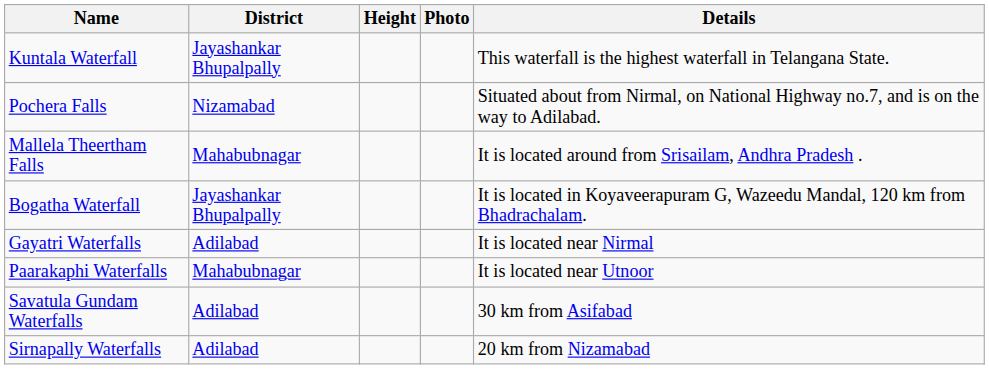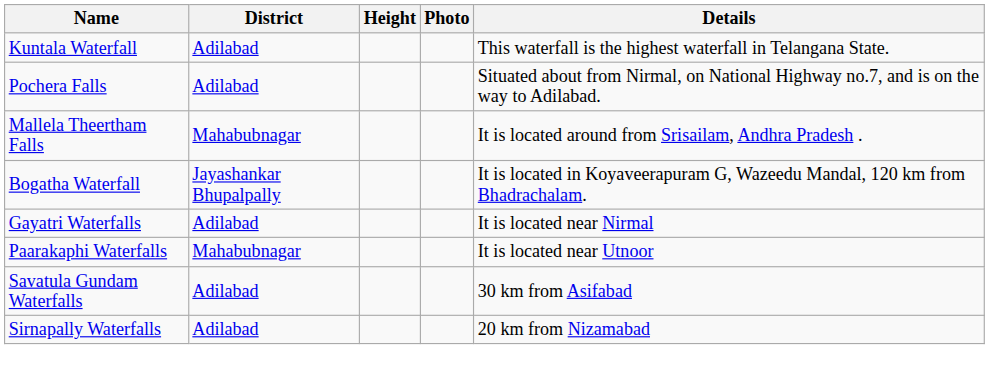(237, 57) Jayashankar Bhupalpally -> (225, 47) Adilabad
(234, 106) Nizamabad -> (225, 86) Adilabad
